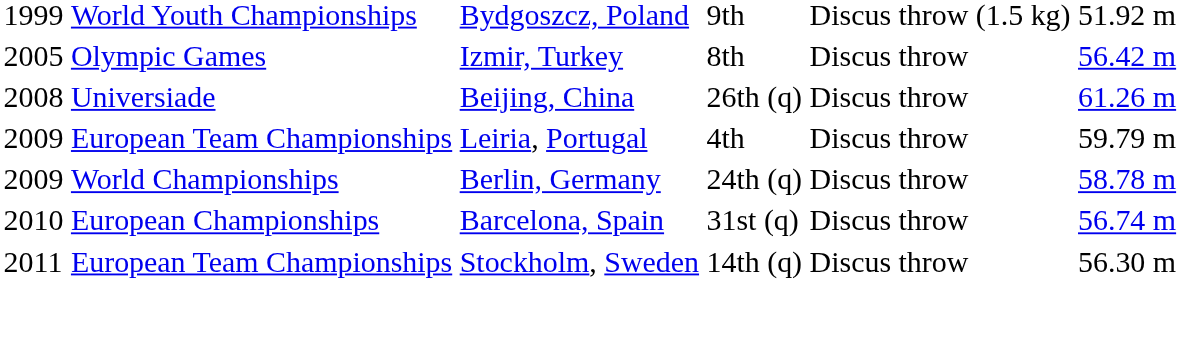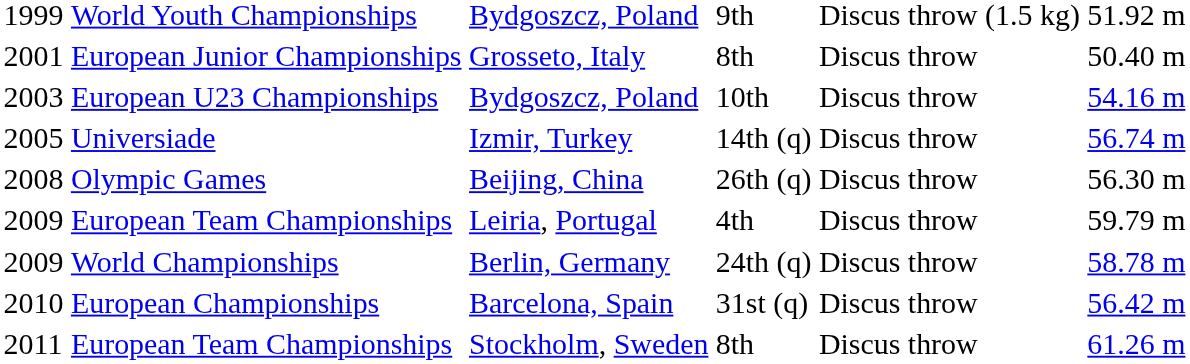+ row: (34, 56)
+ row: (34, 97)
(169, 56) Olympic Games -> (143, 138) Universiade
(726, 56) 8th -> (764, 138) 14th (q)
(1127, 56) 56.42 m -> (1136, 138) 56.74 m
(143, 97) Universiade -> (169, 179) Olympic Games
(1127, 97) 61.26 m -> (1136, 179) 56.30 m
(1127, 220) 56.74 m -> (1136, 302) 56.42 m
(754, 261) 14th (q) -> (735, 344) 8th
(1127, 261) 56.30 m -> (1136, 344) 61.26 m
